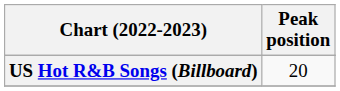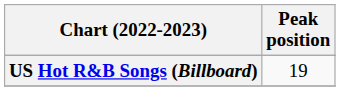(298, 70) 20 -> (298, 70) 19
